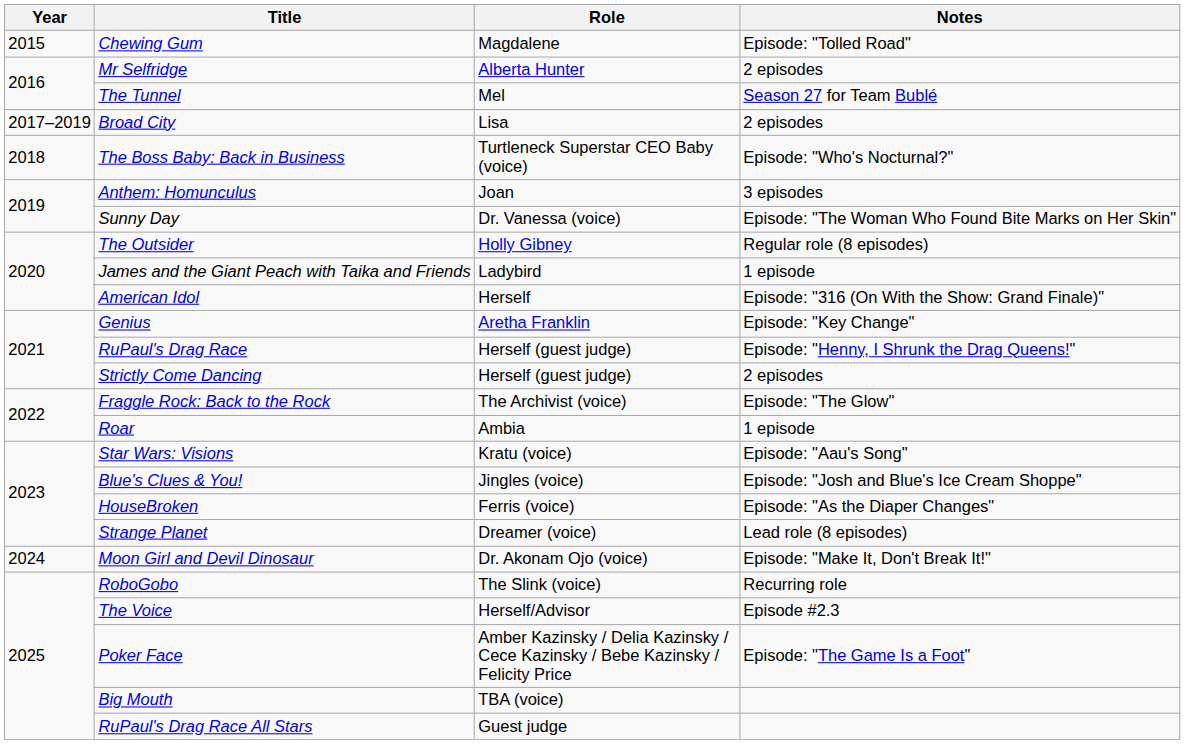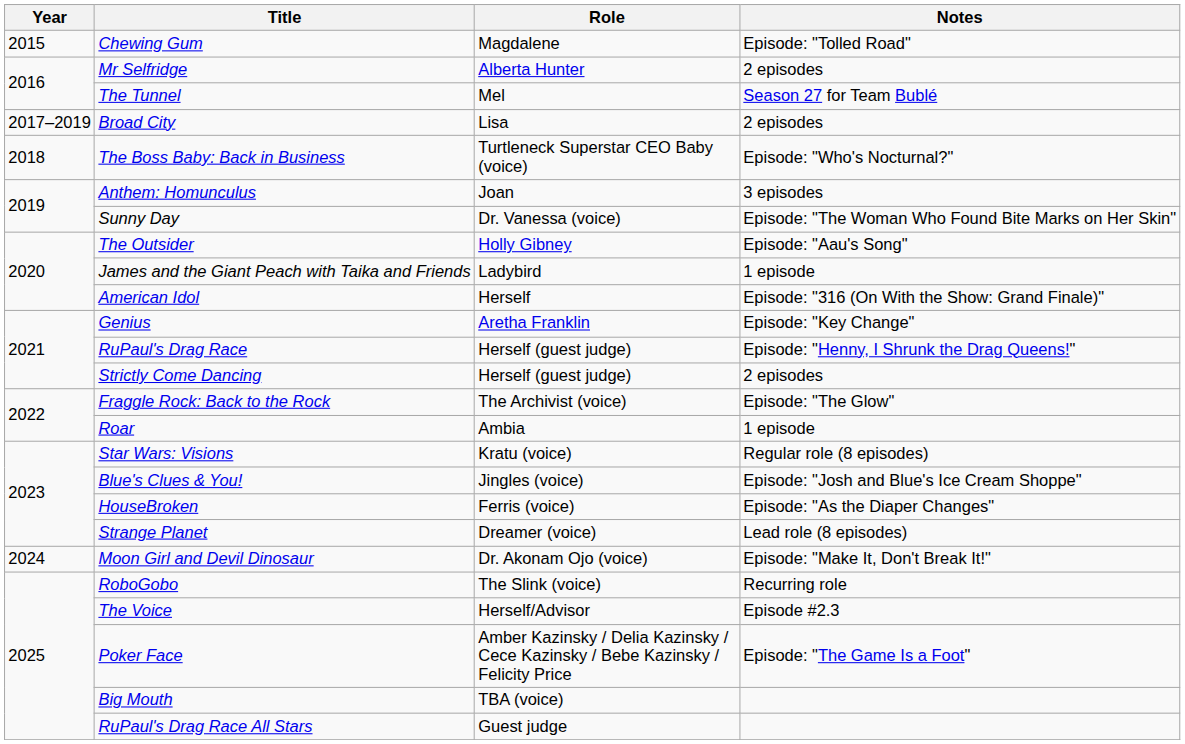(836, 245) Regular role (8 episodes) -> (825, 245) Episode: "Aau's Song"
(825, 454) Episode: "Aau's Song" -> (836, 454) Regular role (8 episodes)
